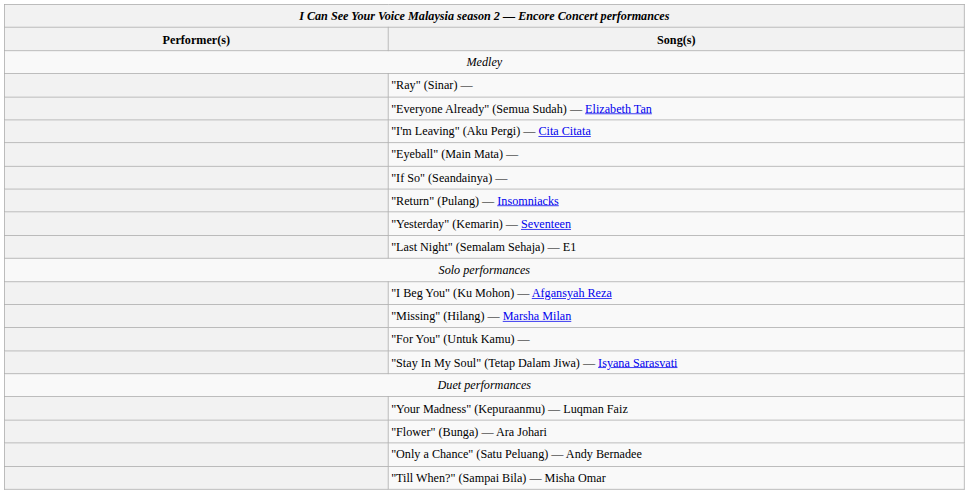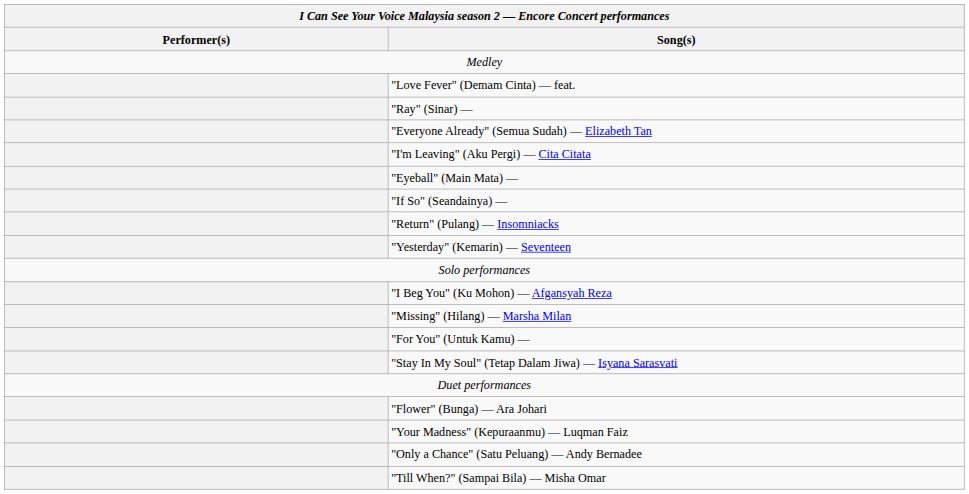+ row: (483, 85)
- row: (484, 247)
rows swapped: (509, 408) <-> (469, 431)
